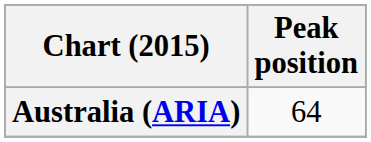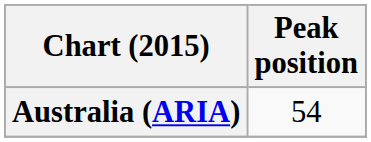(306, 111) 64 -> (306, 111) 54
